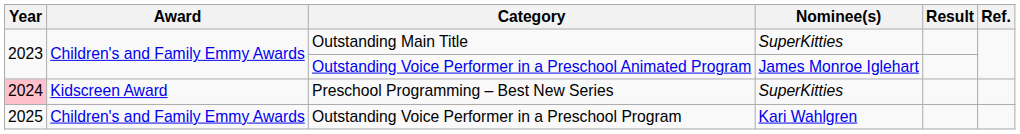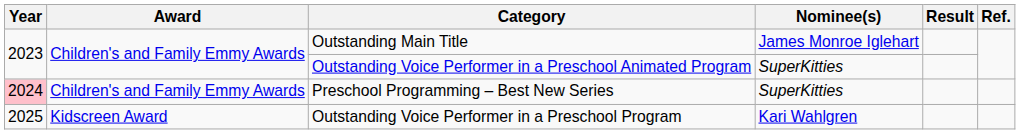(801, 41) SuperKitties -> (839, 41) James Monroe Iglehart
(839, 66) James Monroe Iglehart -> (801, 66) SuperKitties
(109, 91) Kidscreen Award -> (177, 91) Children's and Family Emmy Awards
(177, 116) Children's and Family Emmy Awards -> (109, 116) Kidscreen Award
